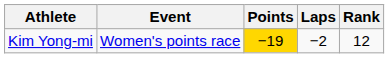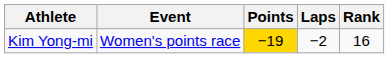(362, 41) 12 -> (362, 41) 16
